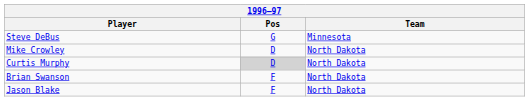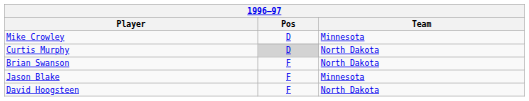- row: (33, 37)
(336, 50) North Dakota -> (343, 37) Minnesota
(336, 90) North Dakota -> (343, 77) Minnesota
+ row: (43, 90)
